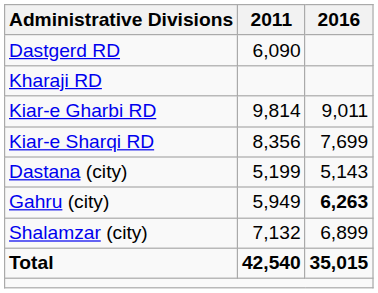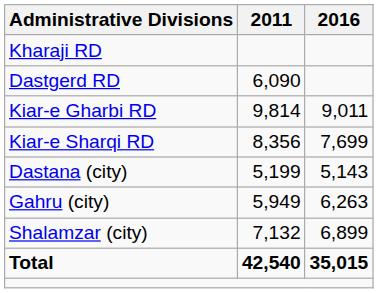rows swapped: (65, 50) <-> (55, 80)
(344, 202) bold -> (344, 202) normal
